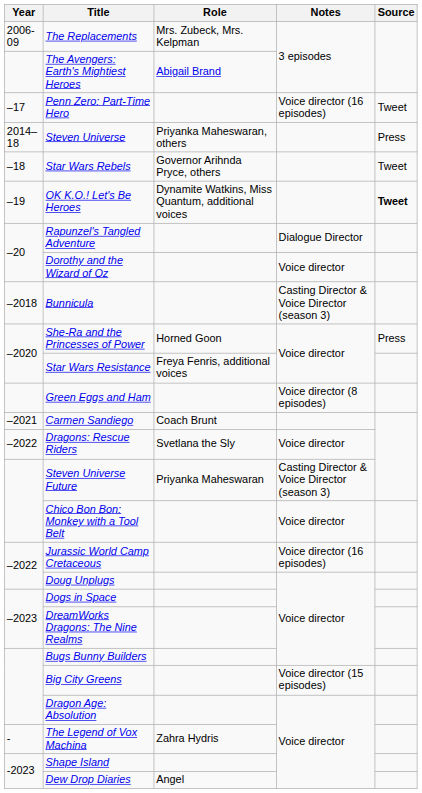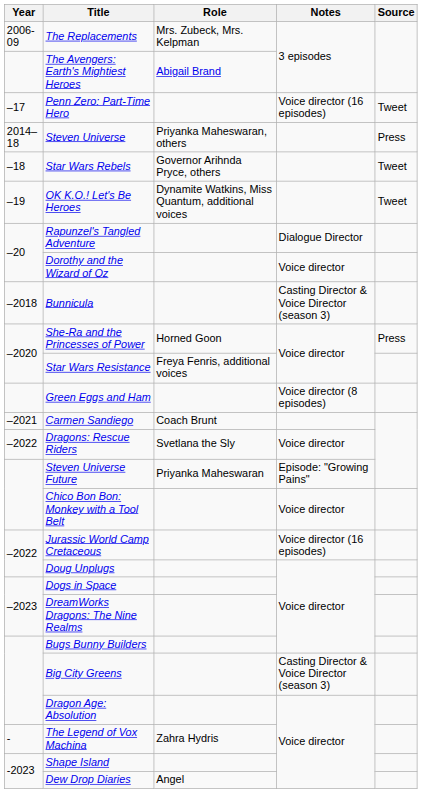(393, 202) bold -> (392, 202) normal
(323, 480) Casting Director & Voice Director (season 3) -> (323, 473) Episode: "Growing Pains"
(321, 680) Voice director (15 episodes) -> (323, 674) Casting Director & Voice Director (season 3)
